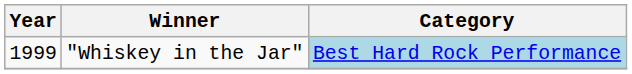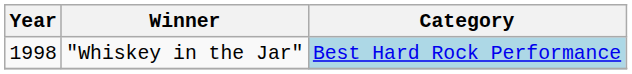(33, 53) 1999 -> (33, 53) 1998
